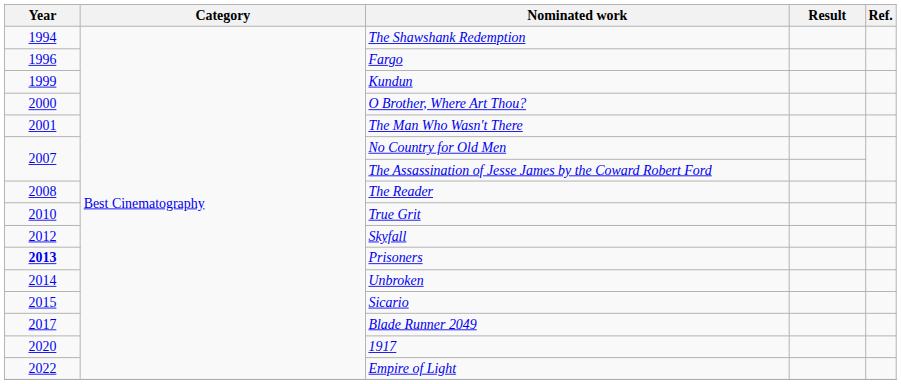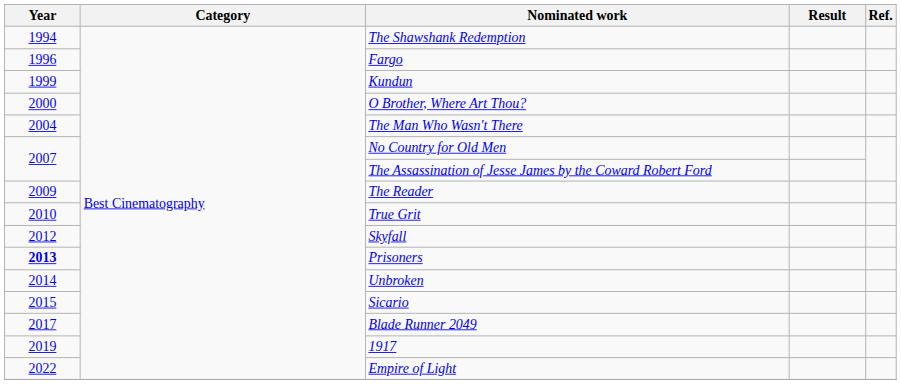(42, 125) 2001 -> (42, 125) 2004
(42, 192) 2008 -> (42, 192) 2009
(42, 346) 2020 -> (42, 346) 2019
